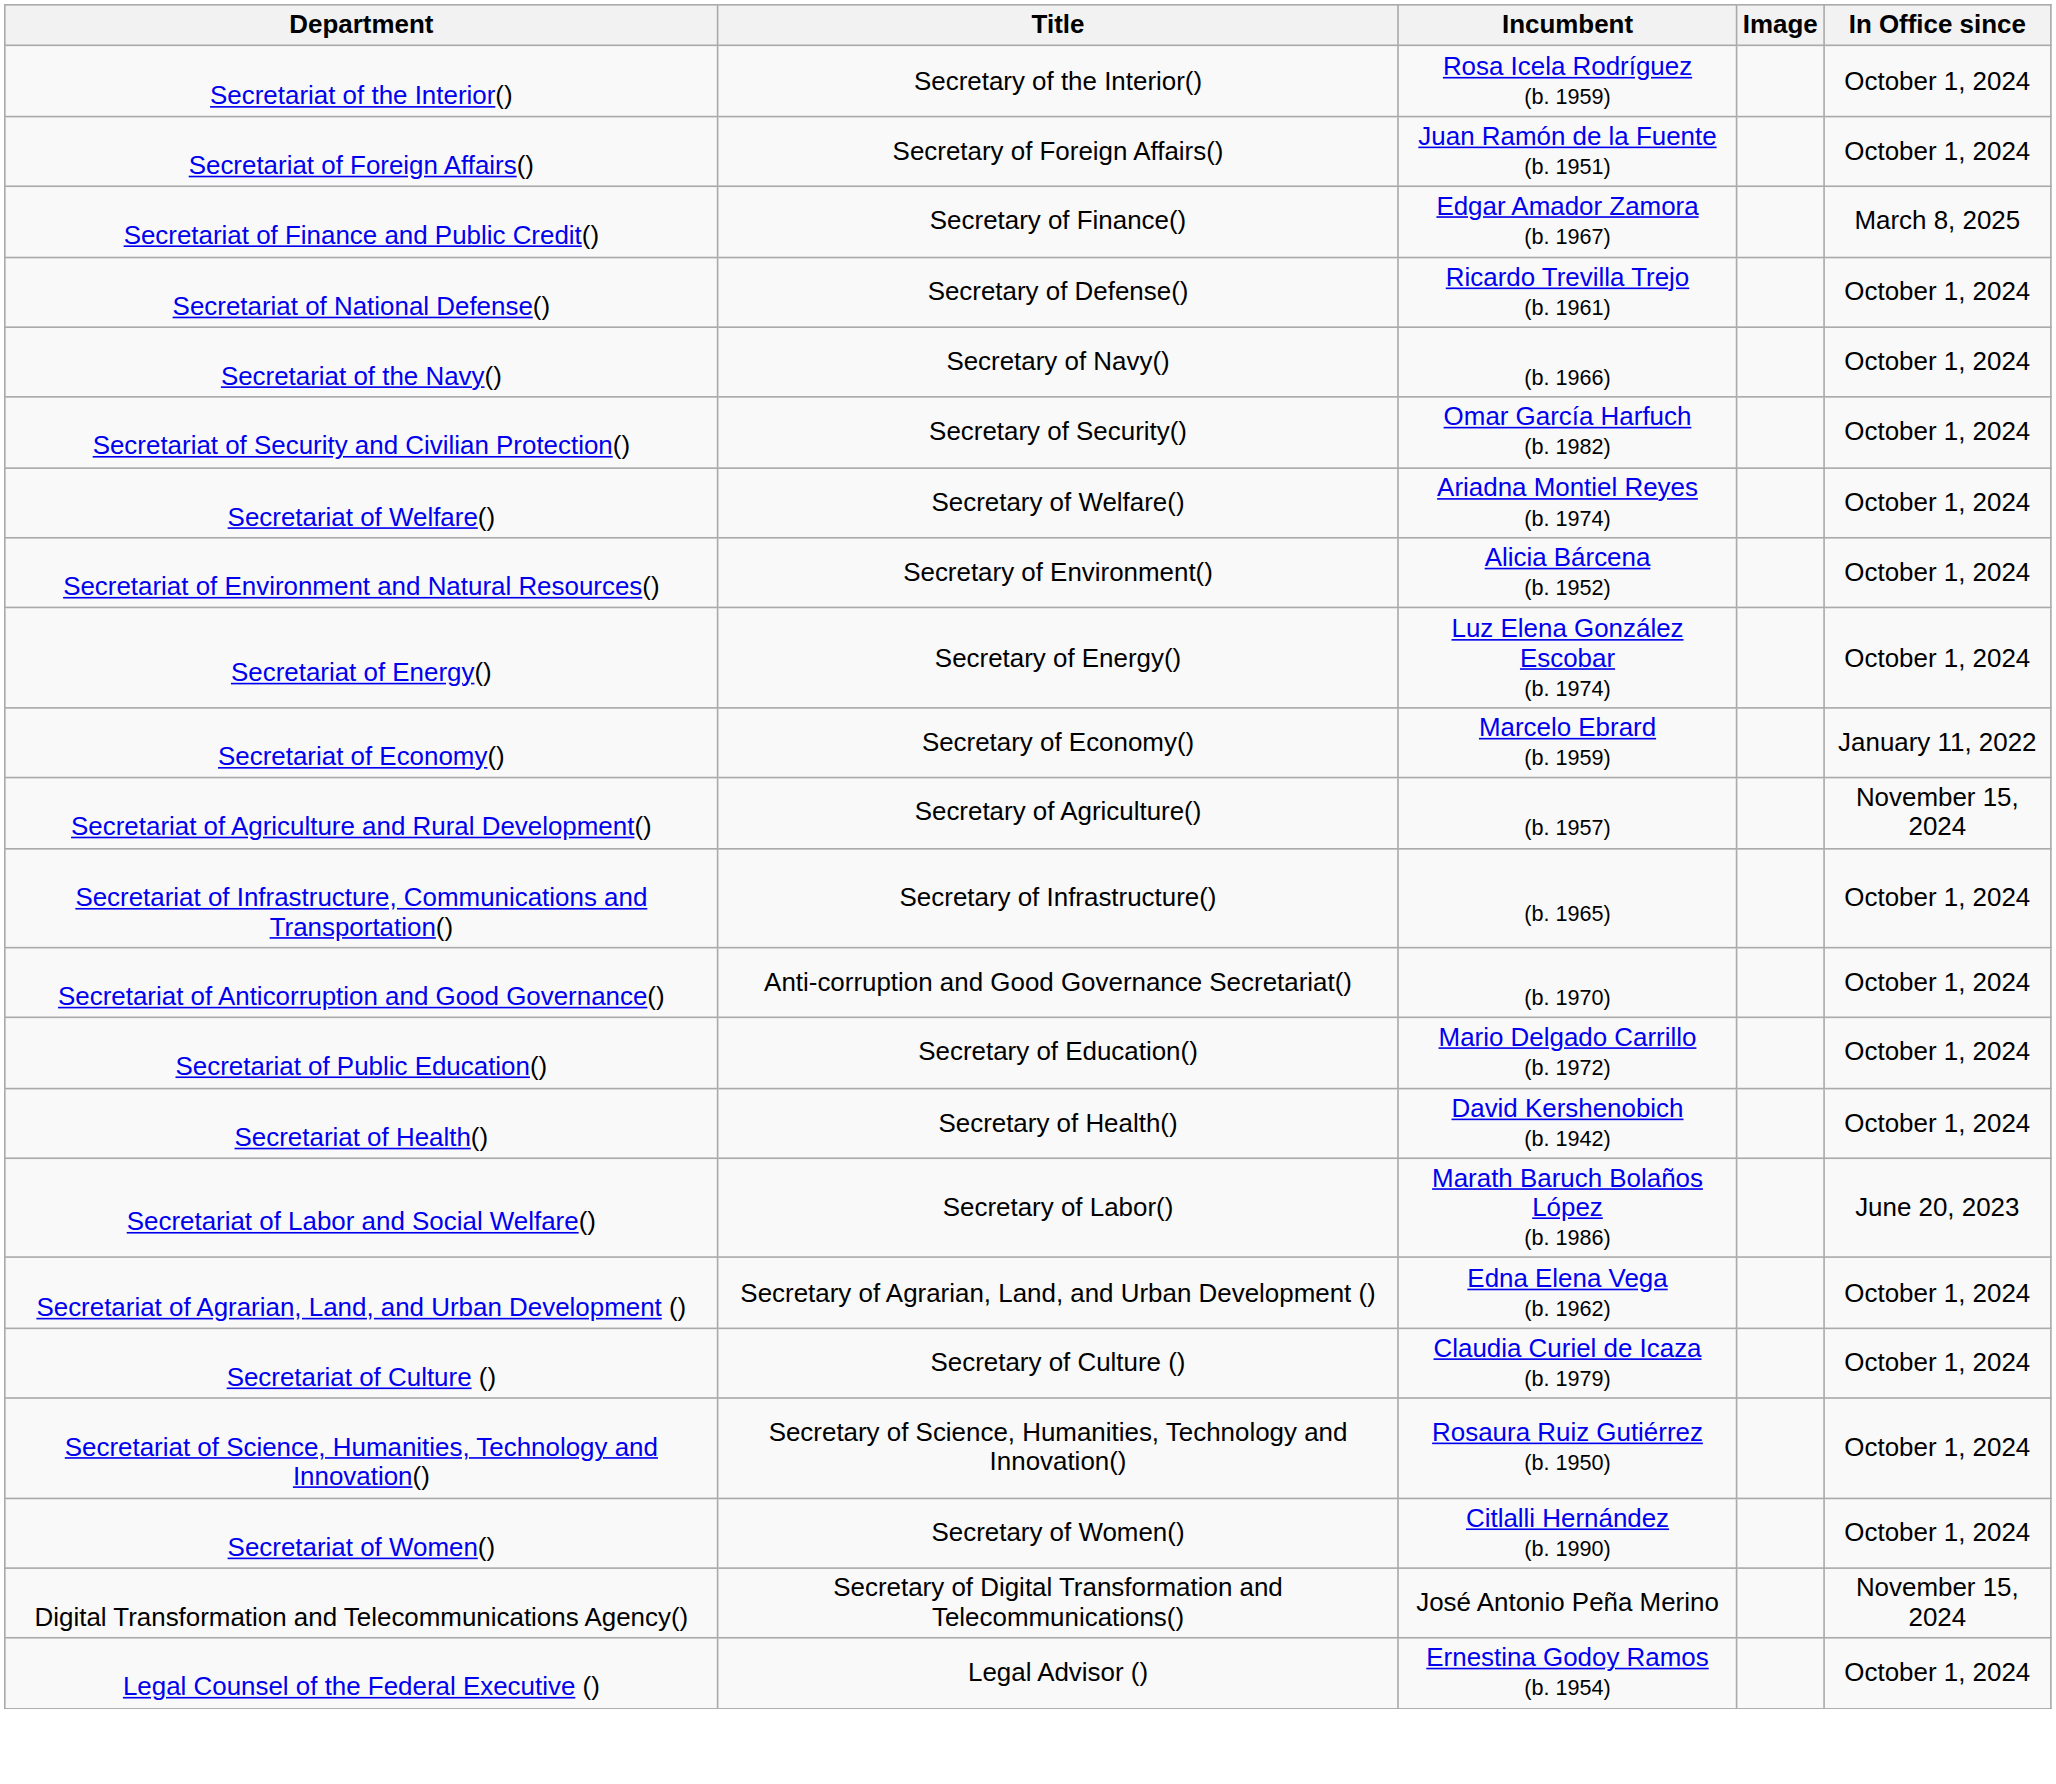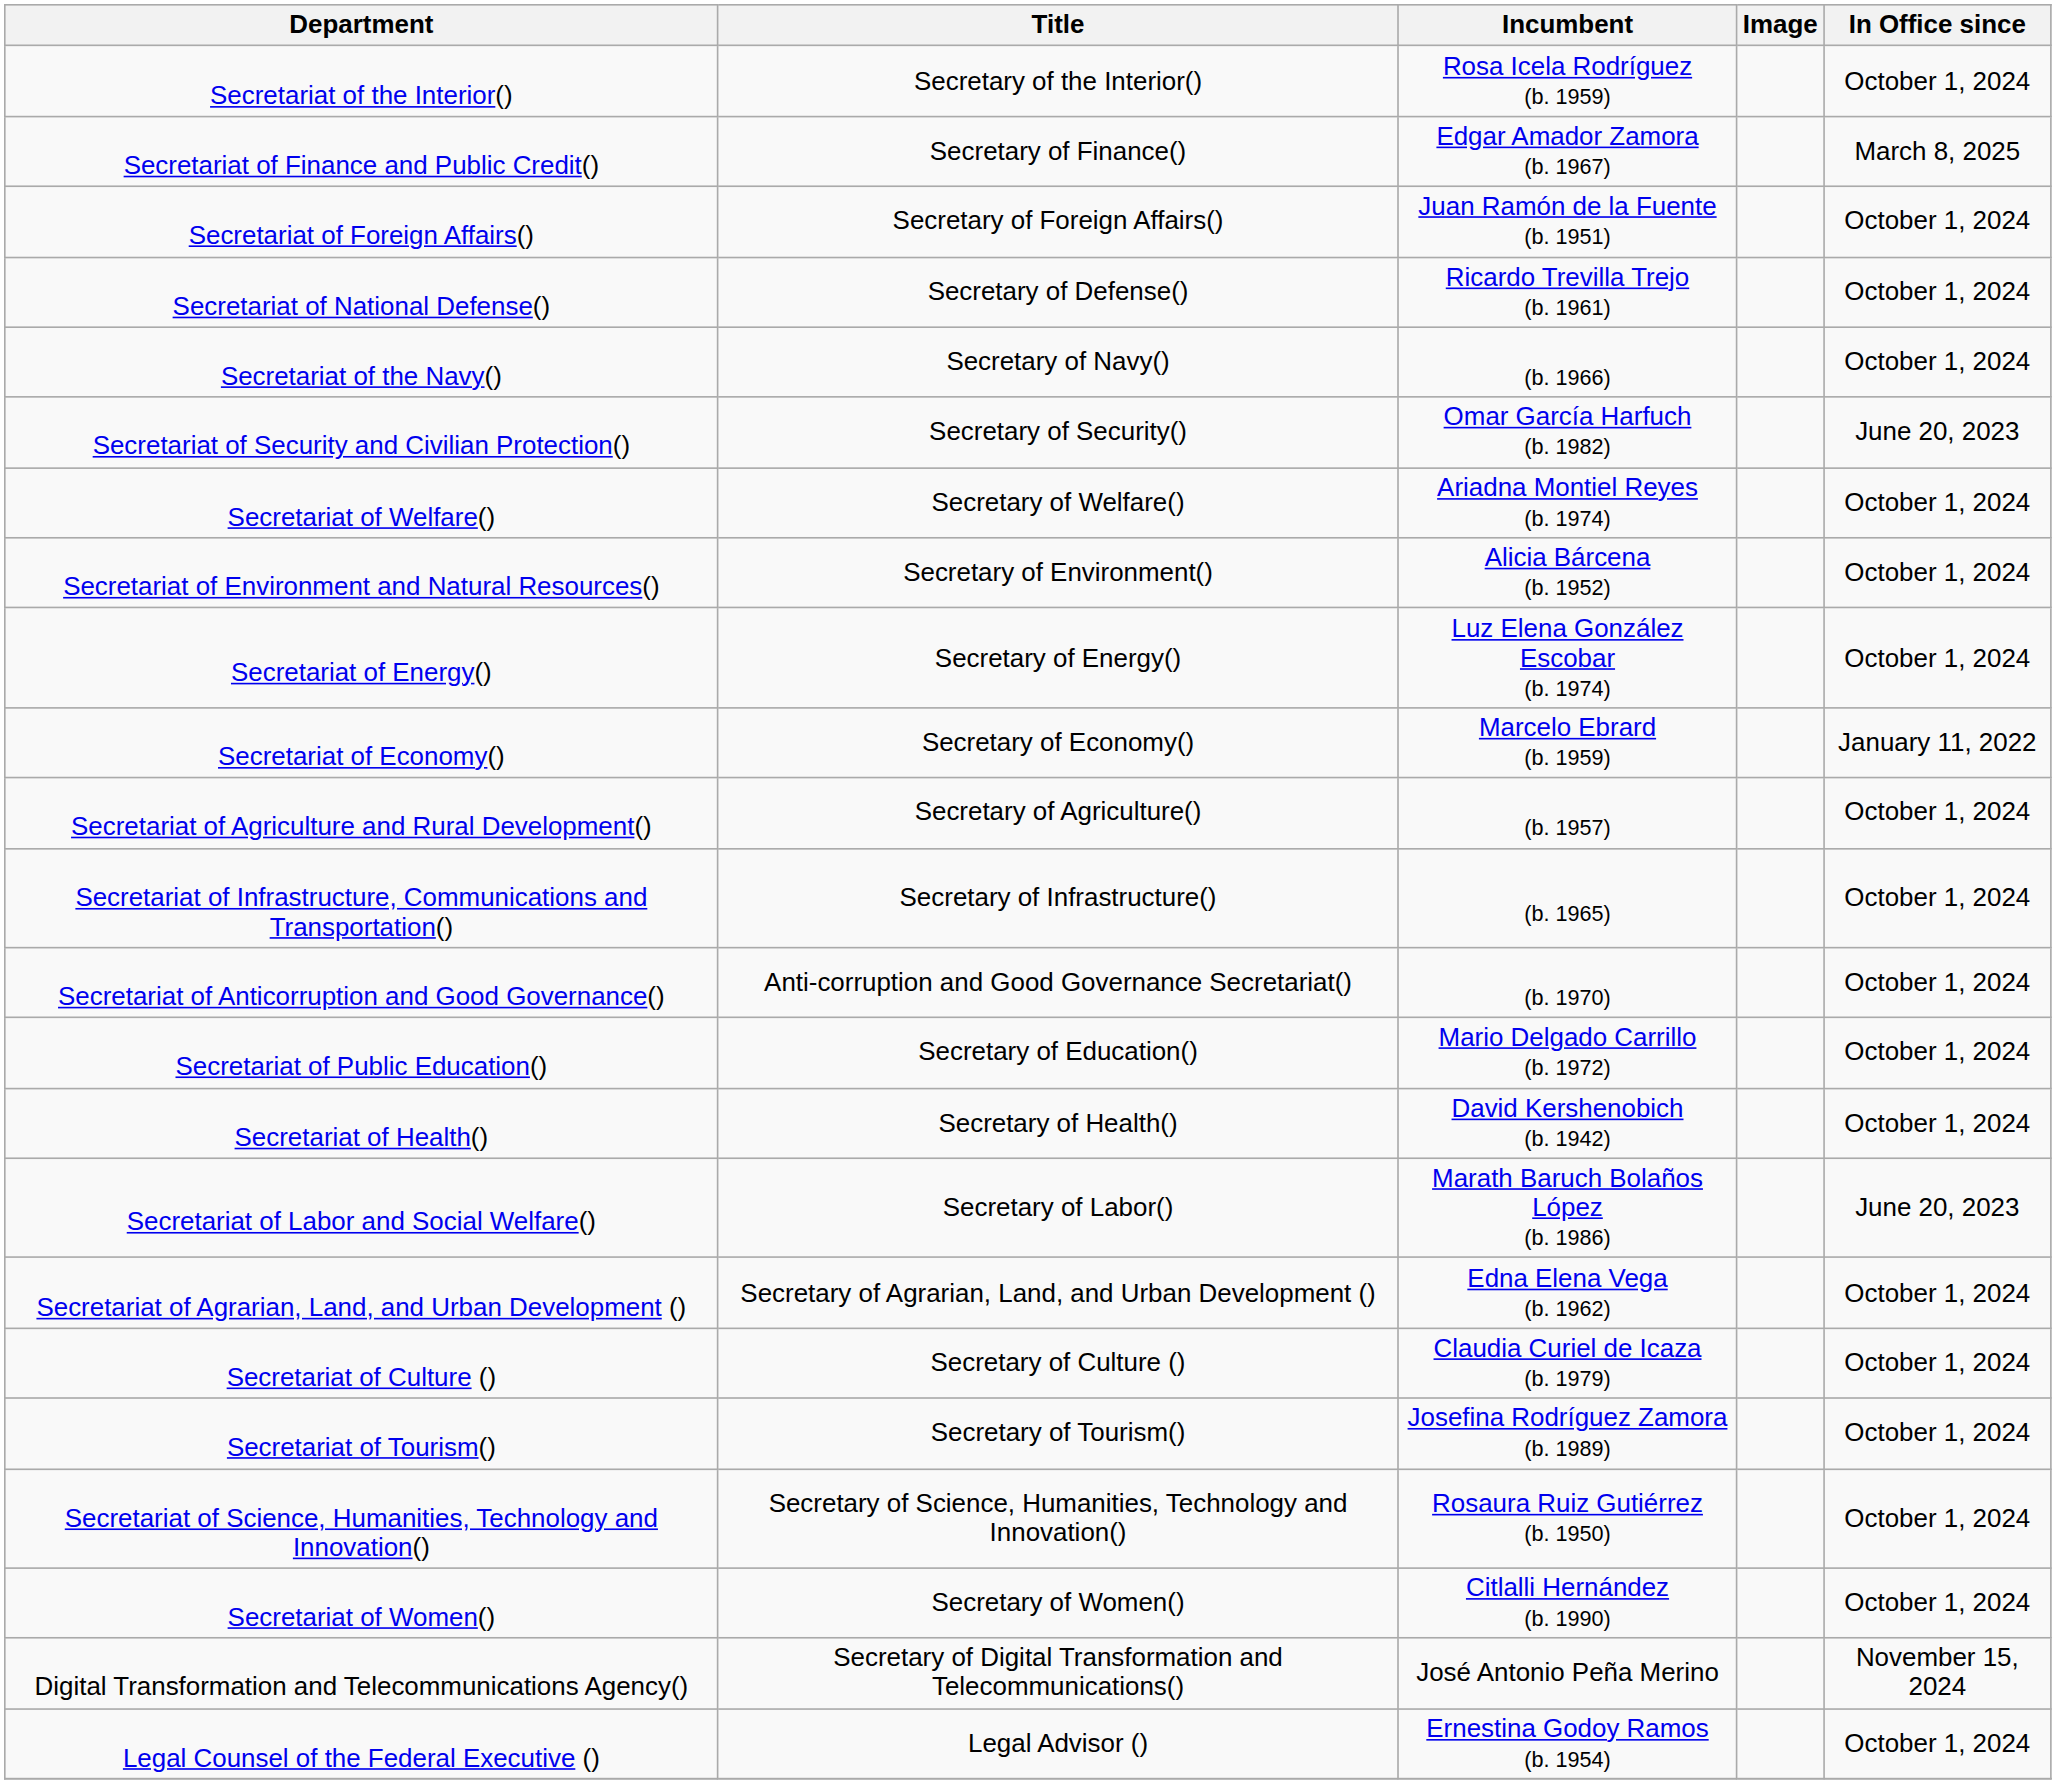rows swapped: (361, 165) <-> (361, 235)
(1937, 432) October 1, 2024 -> (1937, 432) June 20, 2023
(1937, 812) November 15, 2024 -> (1937, 812) October 1, 2024
+ row: (361, 1447)
